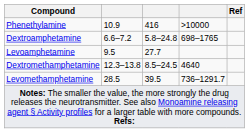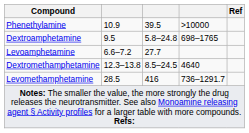(152, 25) 416 -> (153, 25) 39.5
(118, 38) 6.6–7.2 -> (109, 38) 9.5
(109, 52) 9.5 -> (118, 52) 6.6–7.2
(153, 79) 39.5 -> (152, 79) 416
